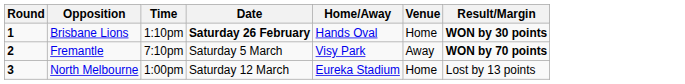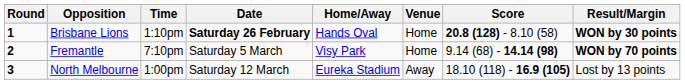+ column: (508, 14)
(420, 51) Away -> (421, 51) Home
(421, 70) Home -> (420, 70) Away
